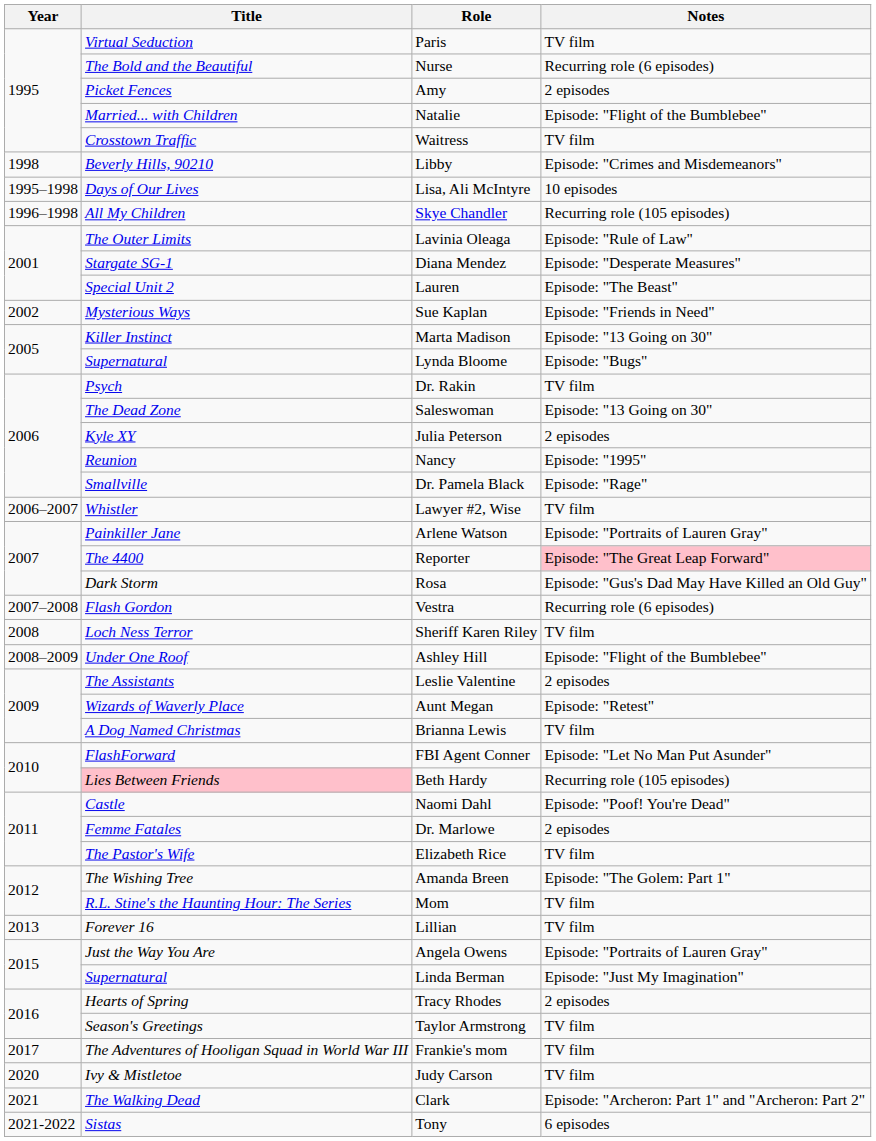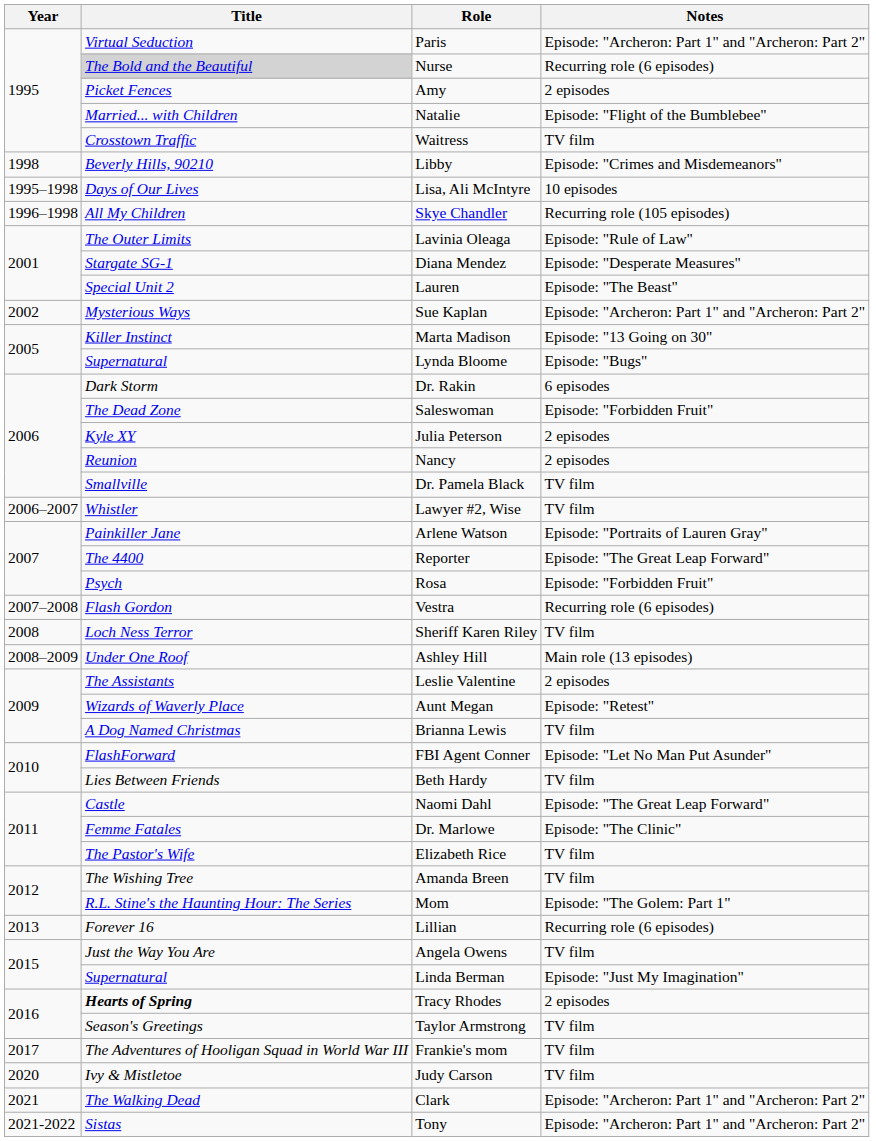(570, 41) TV film -> (705, 41) Episode: "Archeron: Part 1" and "Archeron: Part 2"
(169, 66) no background -> (169, 66) lightgrey background
(630, 312) Episode: "Friends in Need" -> (705, 312) Episode: "Archeron: Part 1" and "Archeron: Part 2"
(104, 386) Psych -> (121, 386) Dark Storm
(570, 386) TV film -> (577, 386) 6 episodes
(628, 410) Episode: "13 Going on 30" -> (629, 410) Episode: "Forbidden Fruit"
(595, 459) Episode: "1995" -> (577, 459) 2 episodes
(596, 484) Episode: "Rage" -> (570, 484) TV film
(657, 558) pink background -> (657, 558) no background
(121, 582) Dark Storm -> (104, 582) Psych
(706, 582) Episode: "Gus's Dad May Have Killed an Old Guy" -> (629, 582) Episode: "Forbidden Fruit"
(656, 656) Episode: "Flight of the Bumblebee" -> (618, 656) Main role (13 episodes)
(152, 779) pink background -> (152, 779) no background
(637, 779) Recurring role (105 episodes) -> (570, 779) TV film
(637, 804) Episode: "Poof! You're Dead" -> (657, 804) Episode: "The Great Leap Forward"
(577, 829) 2 episodes -> (613, 829) Episode: "The Clinic"
(637, 878) Episode: "The Golem: Part 1" -> (570, 878) TV film
(570, 902) TV film -> (637, 902) Episode: "The Golem: Part 1"
(570, 927) TV film -> (629, 927) Recurring role (6 episodes)
(656, 952) Episode: "Portraits of Lauren Gray" -> (570, 952) TV film
(137, 1001) normal -> (139, 1001) bold
(577, 1124) 6 episodes -> (705, 1124) Episode: "Archeron: Part 1" and "Archeron: Part 2"
